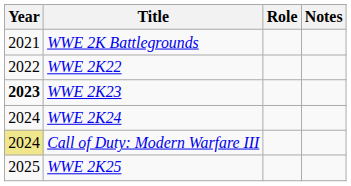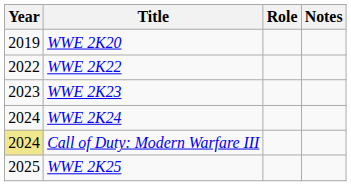+ row: (84, 42)
- row: (123, 42)
(24, 92) bold -> (24, 92) normal
